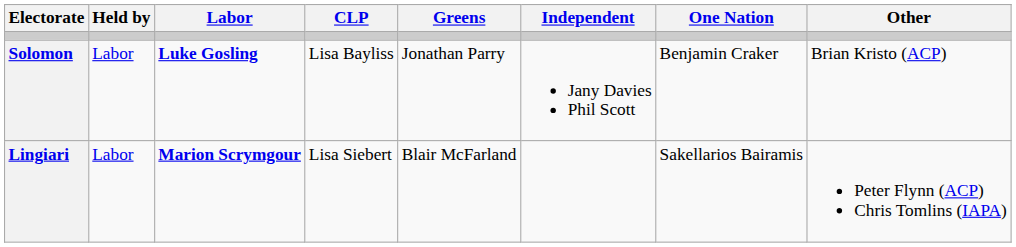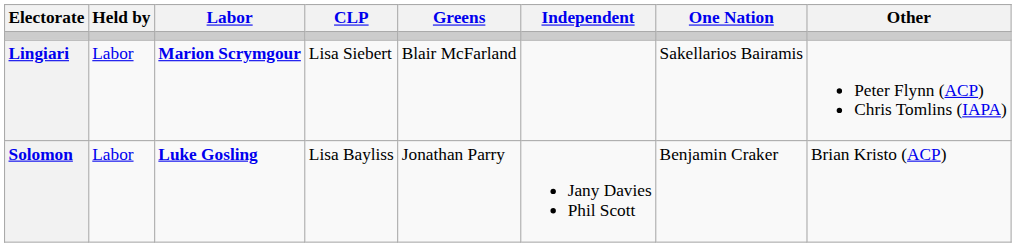rows swapped: (39, 154) <-> (41, 53)
